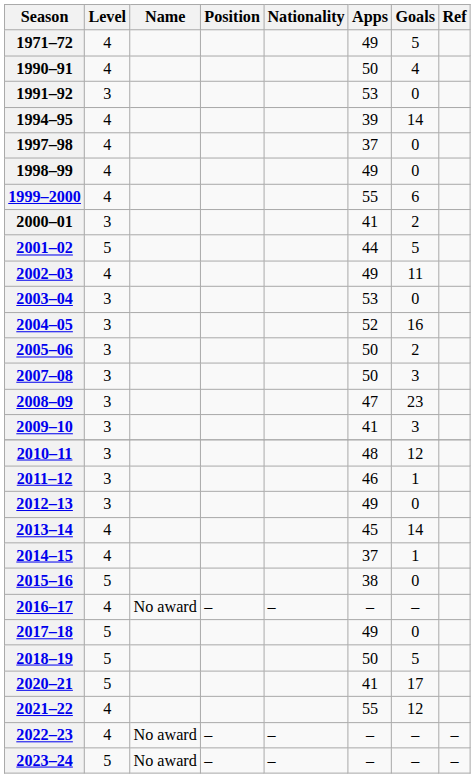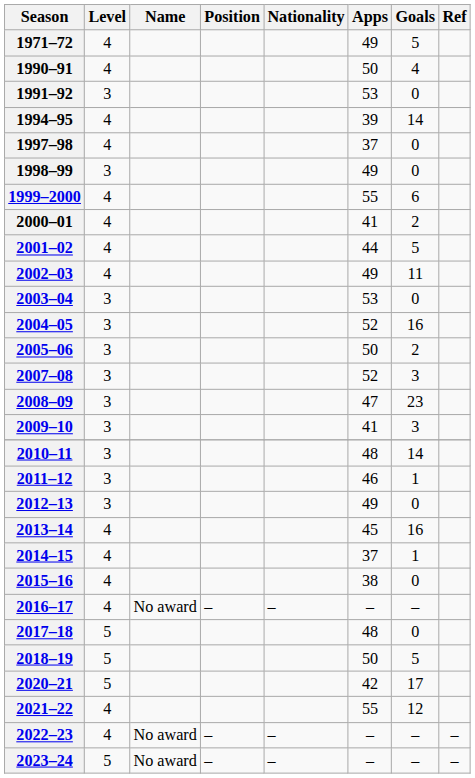(107, 171) 4 -> (107, 171) 3
(107, 222) 3 -> (107, 222) 4
(107, 247) 5 -> (107, 247) 4
(370, 376) 50 -> (370, 376) 52
(415, 453) 12 -> (415, 453) 14
(415, 529) 14 -> (415, 529) 16
(107, 581) 5 -> (107, 581) 4
(370, 632) 49 -> (370, 632) 48
(370, 683) 41 -> (370, 683) 42
